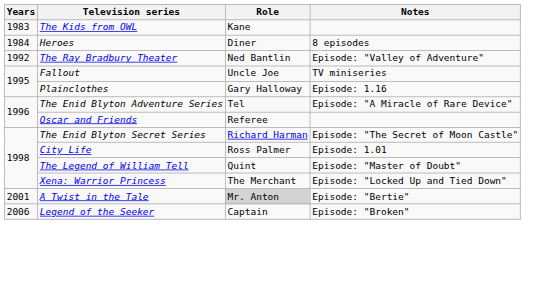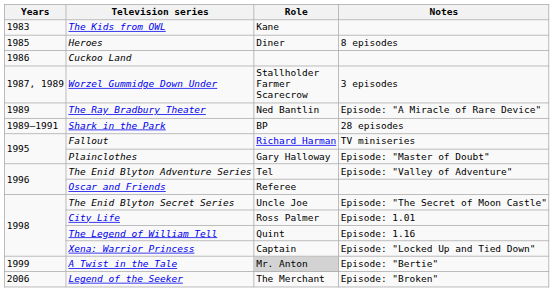(18, 43) 1984 -> (18, 43) 1985
+ row: (100, 58)
+ row: (143, 85)
(18, 58) 1992 -> (18, 111) 1989
(398, 58) Episode: "Valley of Adventure" -> (441, 111) Episode: "A Miracle of Rare Device"
+ row: (117, 126)
(253, 74) Uncle Joe -> (296, 141) Richard Harman
(349, 89) Episode: 1.16 -> (415, 157) Episode: "Master of Doubt"
(412, 105) Episode: "A Miracle of Rare Device" -> (427, 172) Episode: "Valley of Adventure"
(268, 135) Richard Harman -> (282, 203) Uncle Joe
(387, 166) Episode: "Master of Doubt" -> (378, 234) Episode: 1.16
(262, 181) The Merchant -> (276, 249) Captain
(18, 197) 2001 -> (18, 264) 1999
(248, 212) Captain -> (291, 280) The Merchant
